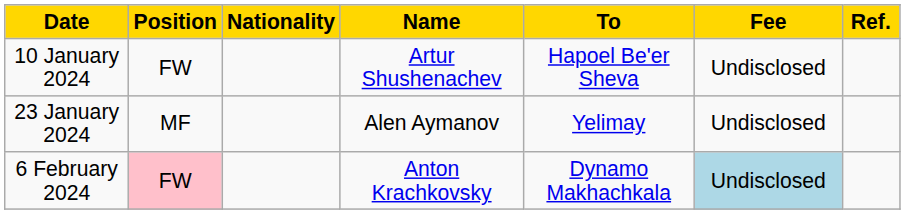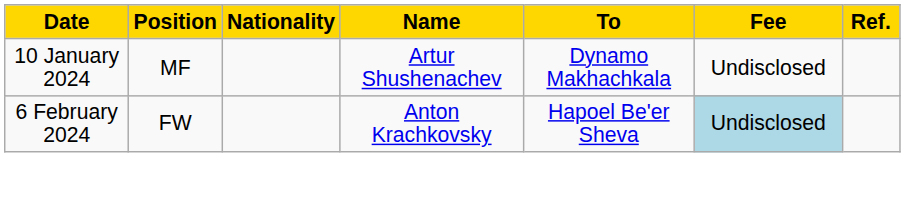(175, 67) FW -> (175, 67) MF
(609, 67) Hapoel Be'er Sheva -> (609, 67) Dynamo Makhachkala
- row: (67, 124)
(175, 181) pink background -> (175, 124) no background
(609, 181) Dynamo Makhachkala -> (609, 124) Hapoel Be'er Sheva
